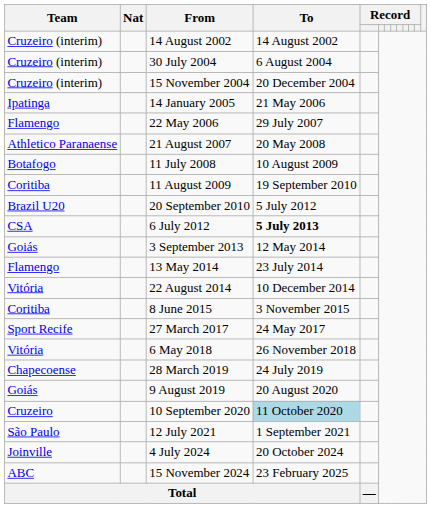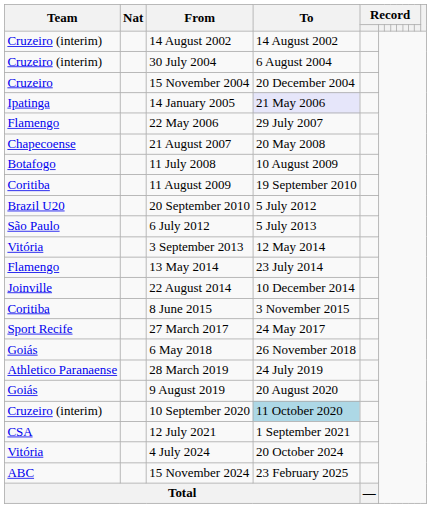(55, 82) Cruzeiro (interim) -> (30, 82) Cruzeiro
(291, 102) no background -> (291, 102) lavender background
(62, 144) Athletico Paranaense -> (42, 144) Chapecoense
(20, 226) CSA -> (33, 226) São Paulo
(287, 226) bold -> (286, 226) normal
(23, 246) Goiás -> (25, 246) Vitória
(25, 287) Vitória -> (30, 287) Joinville
(25, 349) Vitória -> (23, 349) Goiás
(42, 370) Chapecoense -> (62, 370) Athletico Paranaense
(30, 411) Cruzeiro -> (55, 411) Cruzeiro (interim)
(33, 431) São Paulo -> (20, 431) CSA
(30, 452) Joinville -> (25, 452) Vitória
